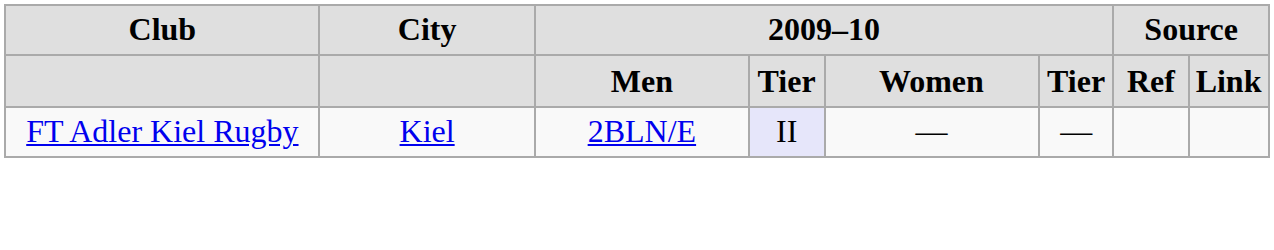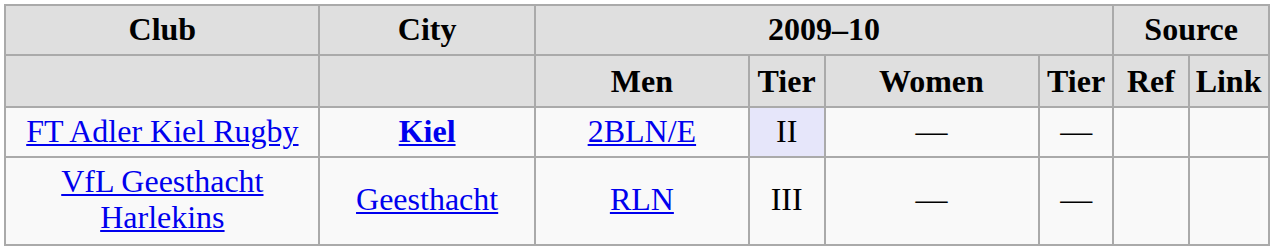(427, 131) normal -> (427, 131) bold
+ row: (162, 200)
